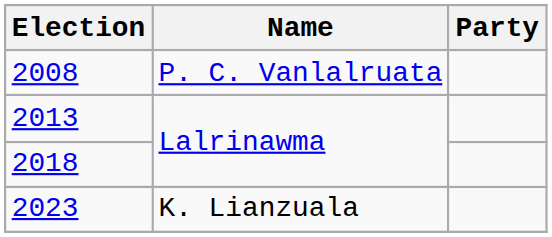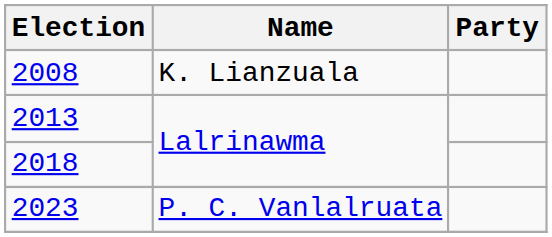(300, 73) P. C. Vanlalruata -> (259, 73) K. Lianzuala
(259, 209) K. Lianzuala -> (300, 209) P. C. Vanlalruata
